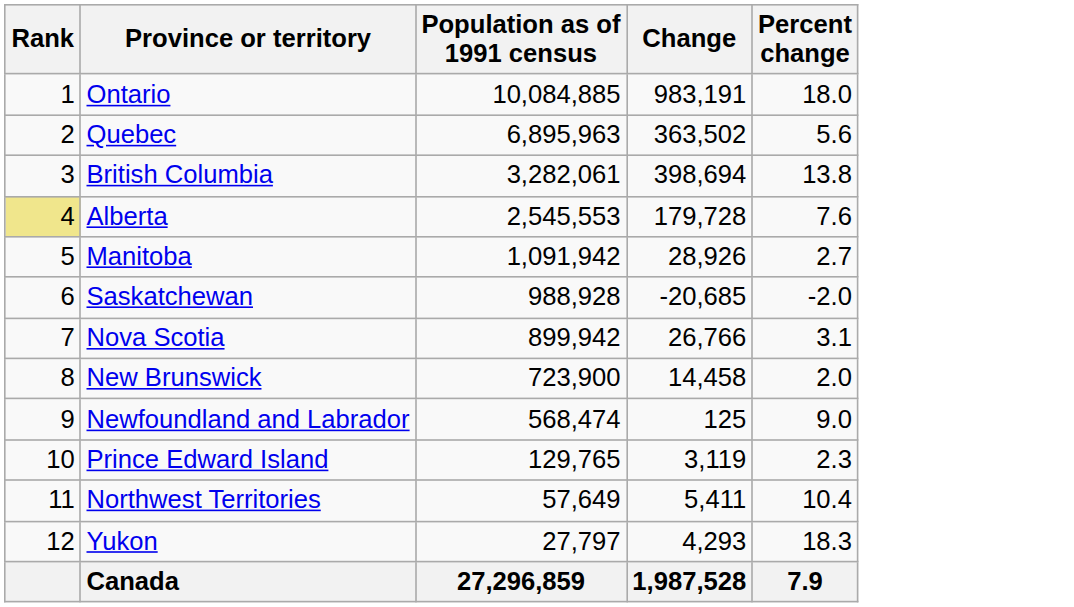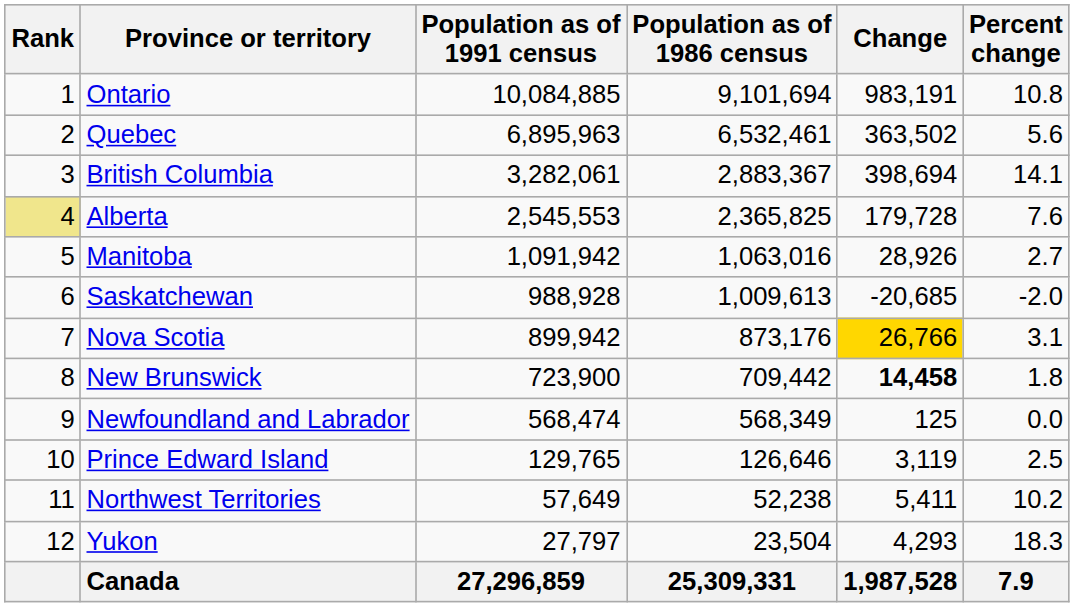+ column: (732, 39)
(827, 94) 18.0 -> (1038, 94) 10.8
(827, 175) 13.8 -> (1038, 175) 14.1
(707, 337) no background -> (918, 337) gold background
(707, 378) normal -> (918, 378) bold
(834, 378) 2.0 -> (1045, 378) 1.8
(834, 418) 9.0 -> (1045, 418) 0.0
(834, 459) 2.3 -> (1045, 459) 2.5
(827, 500) 10.4 -> (1038, 500) 10.2
